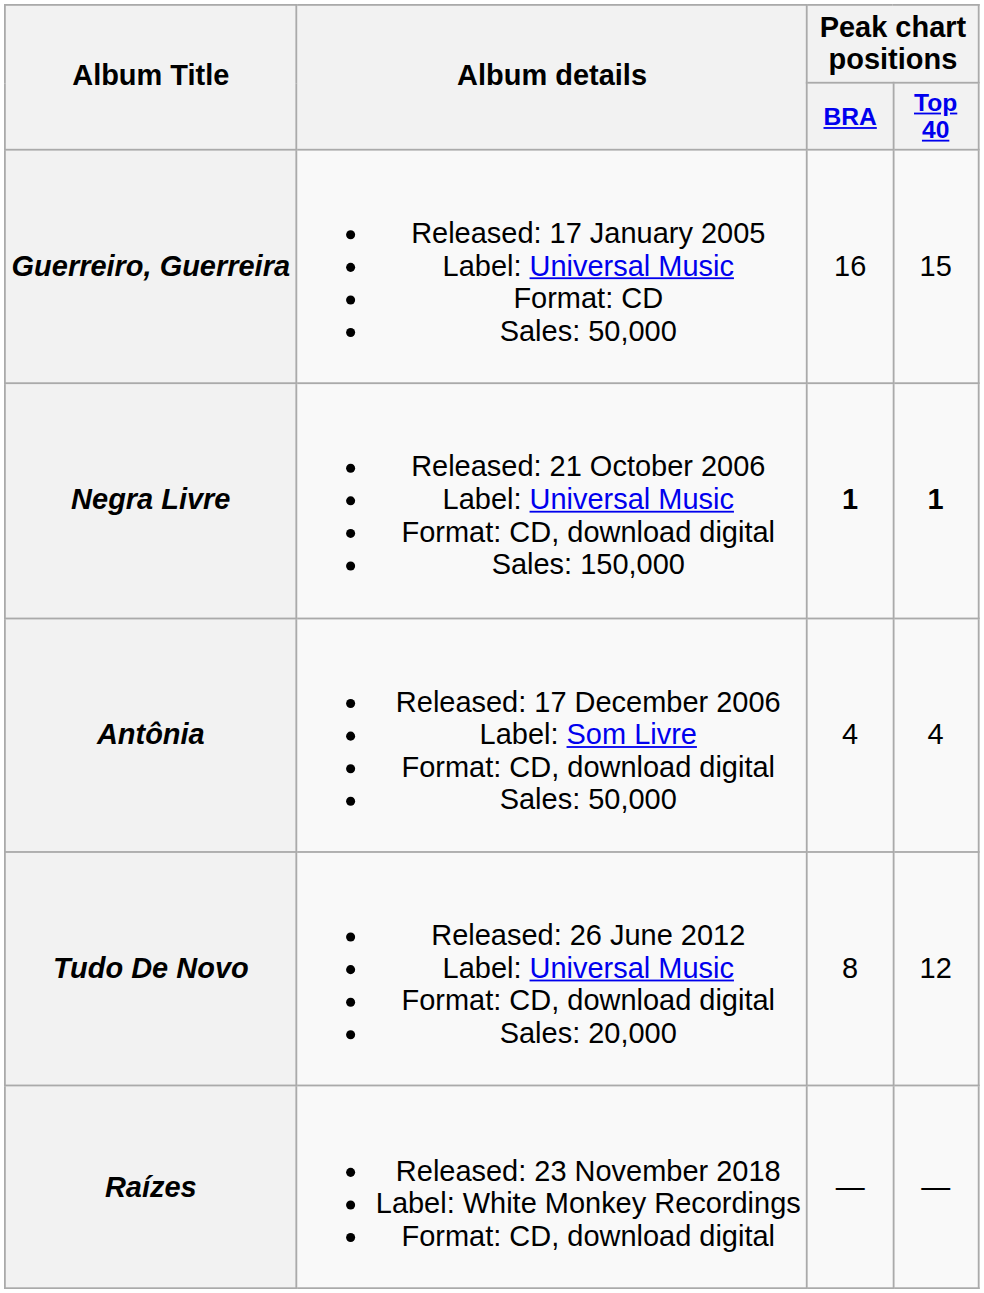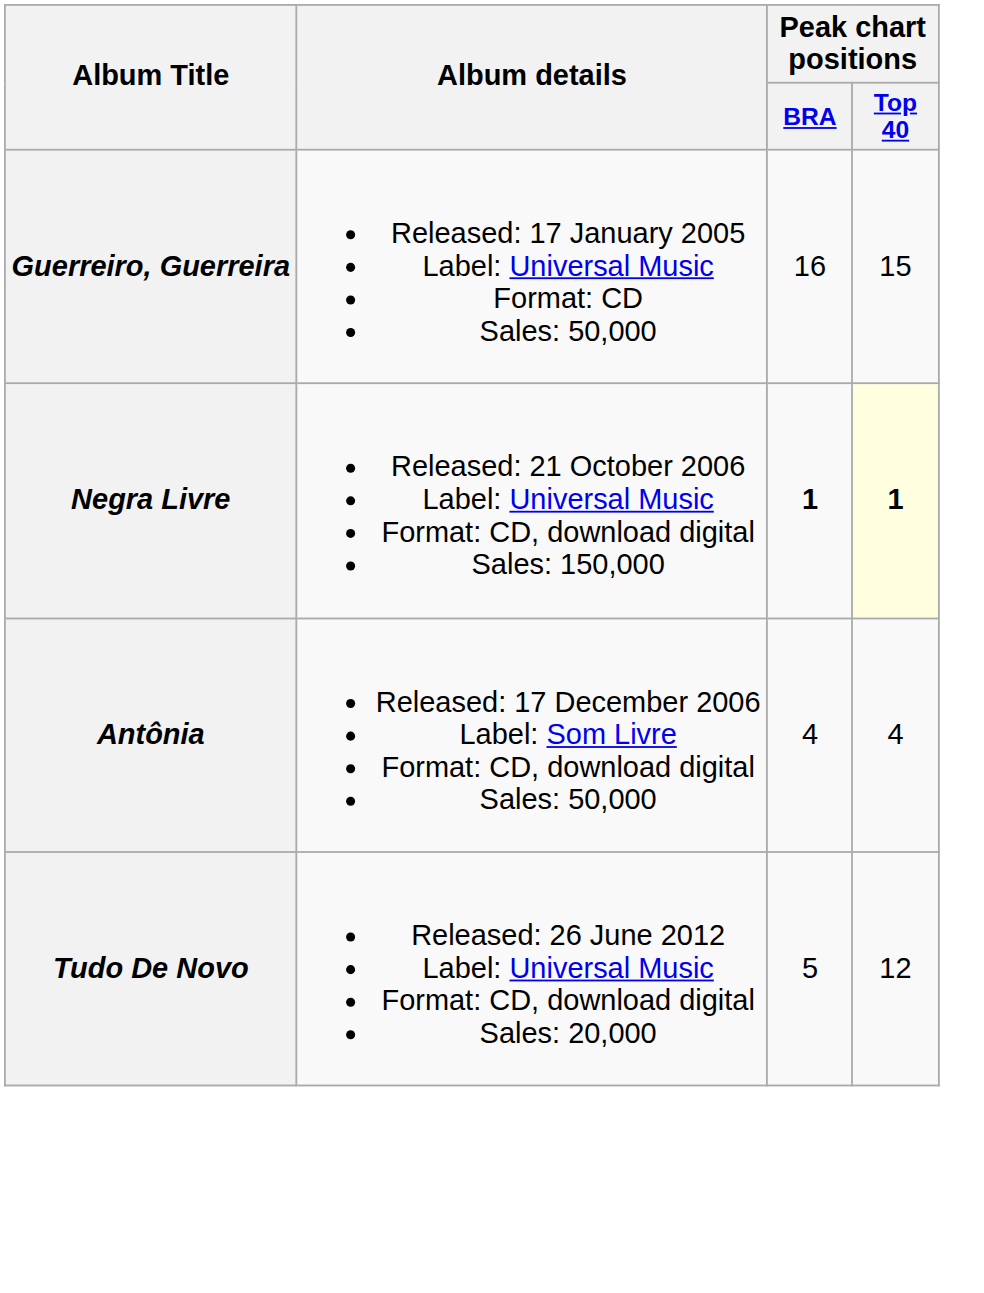(936, 500) no background -> (895, 500) lightyellow background
(850, 968) 8 -> (810, 968) 5
- row: (151, 1186)
